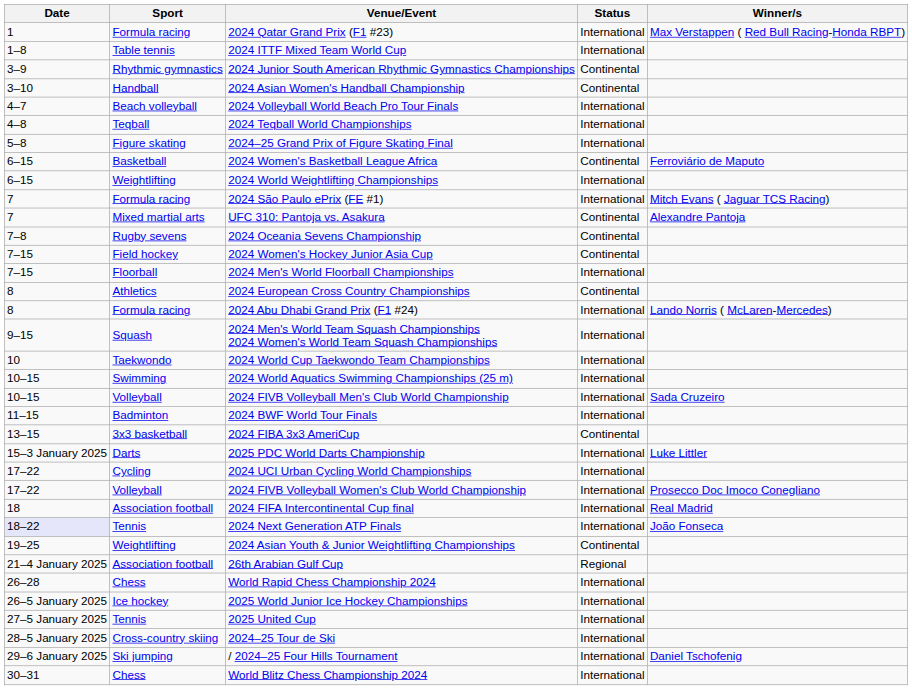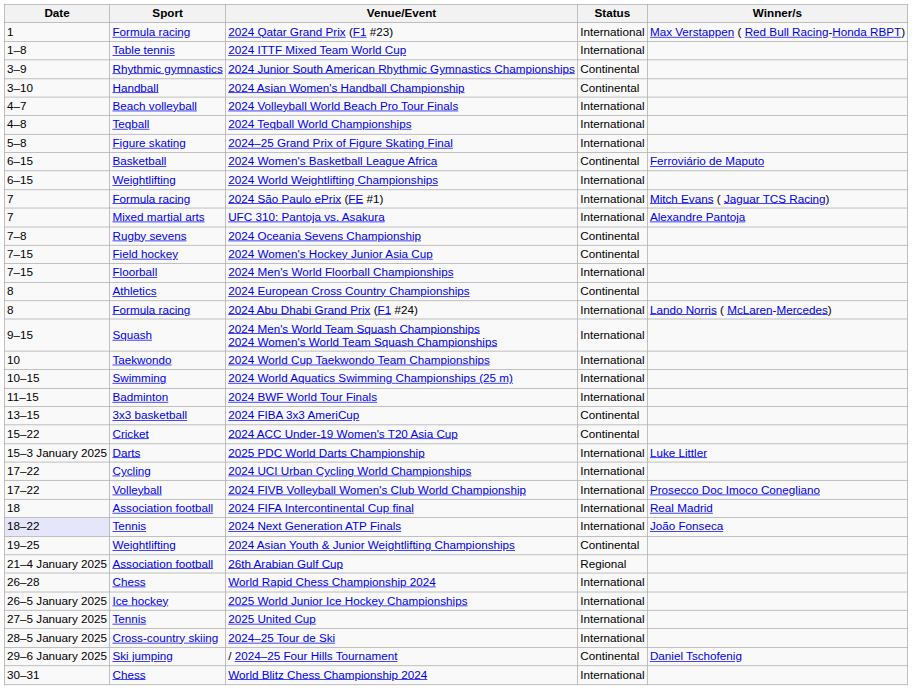(610, 217) Continental -> (612, 217) International
- row: (368, 397)
+ row: (343, 434)
(612, 656) International -> (610, 656) Continental
